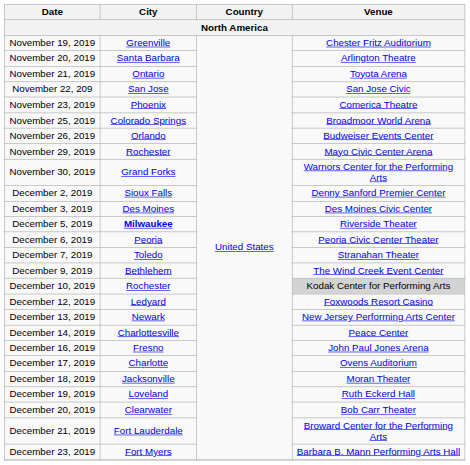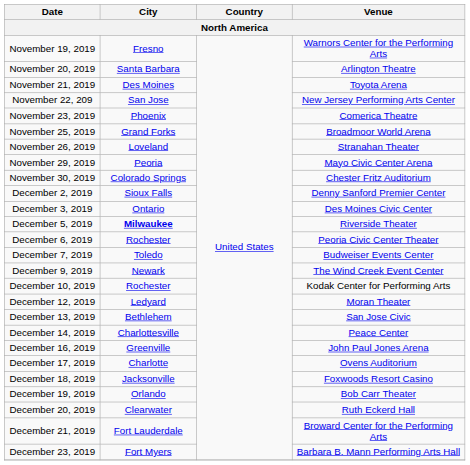(148, 43) Greenville -> (148, 48) Fresno
(378, 43) Chester Fritz Auditorium -> (378, 48) Warnors Center for the Performing Arts
(148, 74) Ontario -> (148, 85) Des Moines
(378, 89) San Jose Civic -> (378, 100) New Jersey Performing Arts Center
(148, 120) Colorado Springs -> (148, 131) Grand Forks
(148, 136) Orlando -> (148, 147) Loveland
(378, 136) Budweiser Events Center -> (378, 147) Stranahan Theater
(148, 151) Rochester -> (148, 162) Peoria
(148, 172) Grand Forks -> (148, 178) Colorado Springs
(378, 172) Warnors Center for the Performing Arts -> (378, 178) Chester Fritz Auditorium
(148, 208) Des Moines -> (148, 208) Ontario
(148, 239) Peoria -> (148, 239) Rochester
(378, 255) Stranahan Theater -> (378, 255) Budweiser Events Center
(148, 270) Bethlehem -> (148, 270) Newark
(378, 286) lightgrey background -> (378, 286) no background
(378, 301) Foxwoods Resort Casino -> (378, 301) Moran Theater
(148, 317) Newark -> (148, 317) Bethlehem
(378, 317) New Jersey Performing Arts Center -> (378, 317) San Jose Civic
(148, 348) Fresno -> (148, 348) Greenville
(378, 379) Moran Theater -> (378, 379) Foxwoods Resort Casino
(148, 394) Loveland -> (148, 394) Orlando
(378, 394) Ruth Eckerd Hall -> (378, 394) Bob Carr Theater
(378, 410) Bob Carr Theater -> (378, 410) Ruth Eckerd Hall
